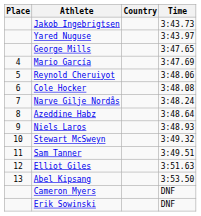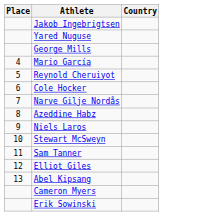- column: (177, 11)
